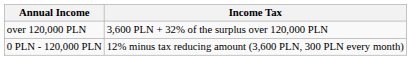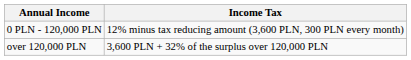rows swapped: (54, 47) <-> (47, 30)
